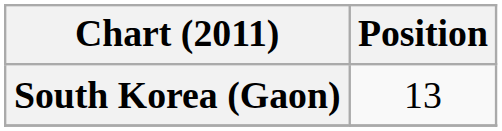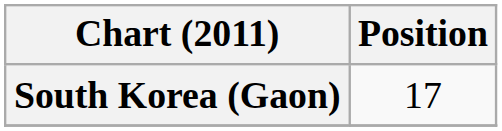(423, 94) 13 -> (423, 94) 17
